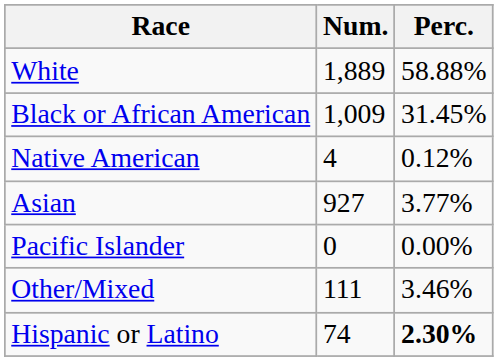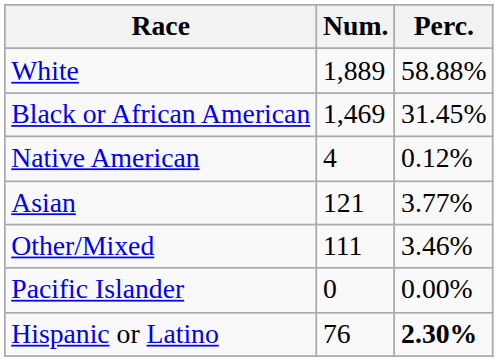(354, 114) 1,009 -> (354, 114) 1,469
(344, 202) 927 -> (344, 202) 121
rows swapped: (98, 245) <-> (83, 289)
(337, 333) 74 -> (337, 333) 76
